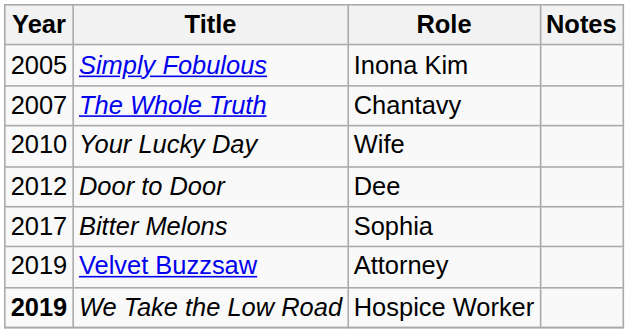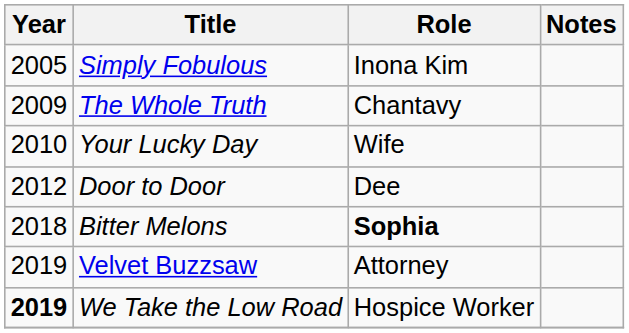(39, 105) 2007 -> (39, 105) 2009
(39, 226) 2017 -> (39, 226) 2018
(393, 226) normal -> (396, 226) bold
